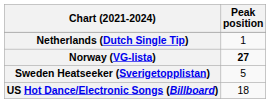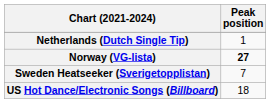(243, 73) 5 -> (243, 73) 7
